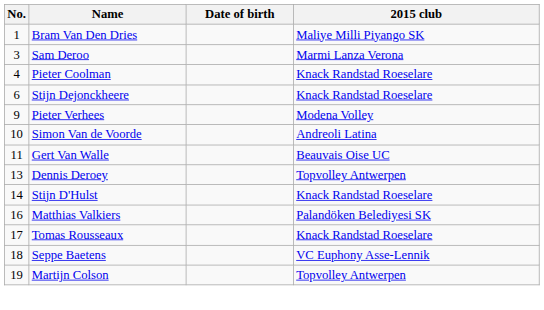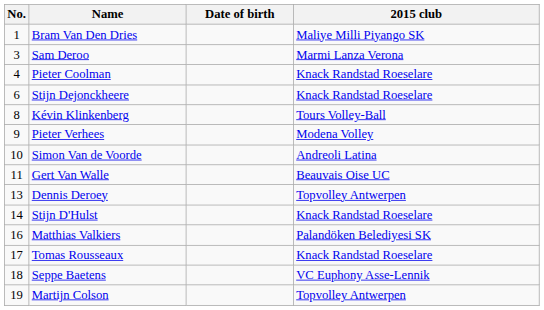+ row: (80, 114)
